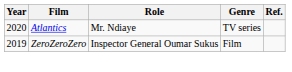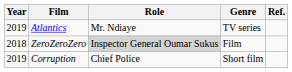(17, 28) 2020 -> (17, 28) 2019
(17, 43) 2019 -> (17, 43) 2018
(154, 43) no background -> (154, 43) lightgrey background
+ row: (53, 59)
